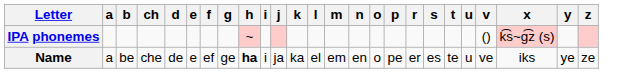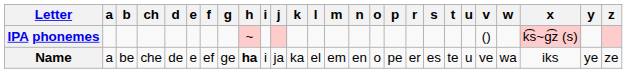+ column: (508, 15)
